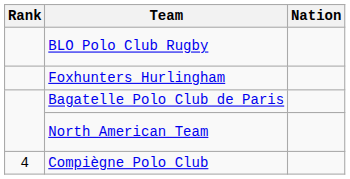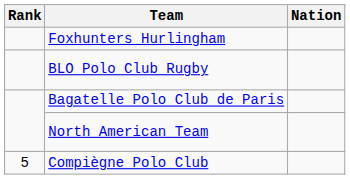rows swapped: (137, 78) <-> (128, 47)
(25, 163) 4 -> (25, 163) 5
